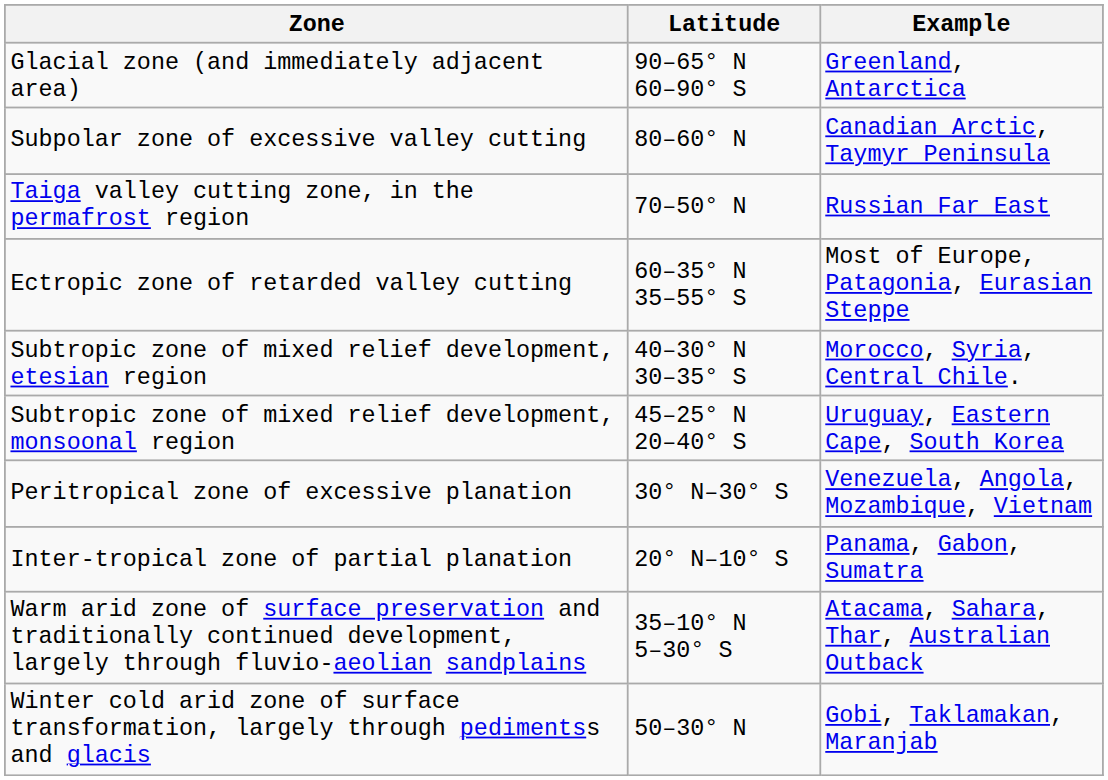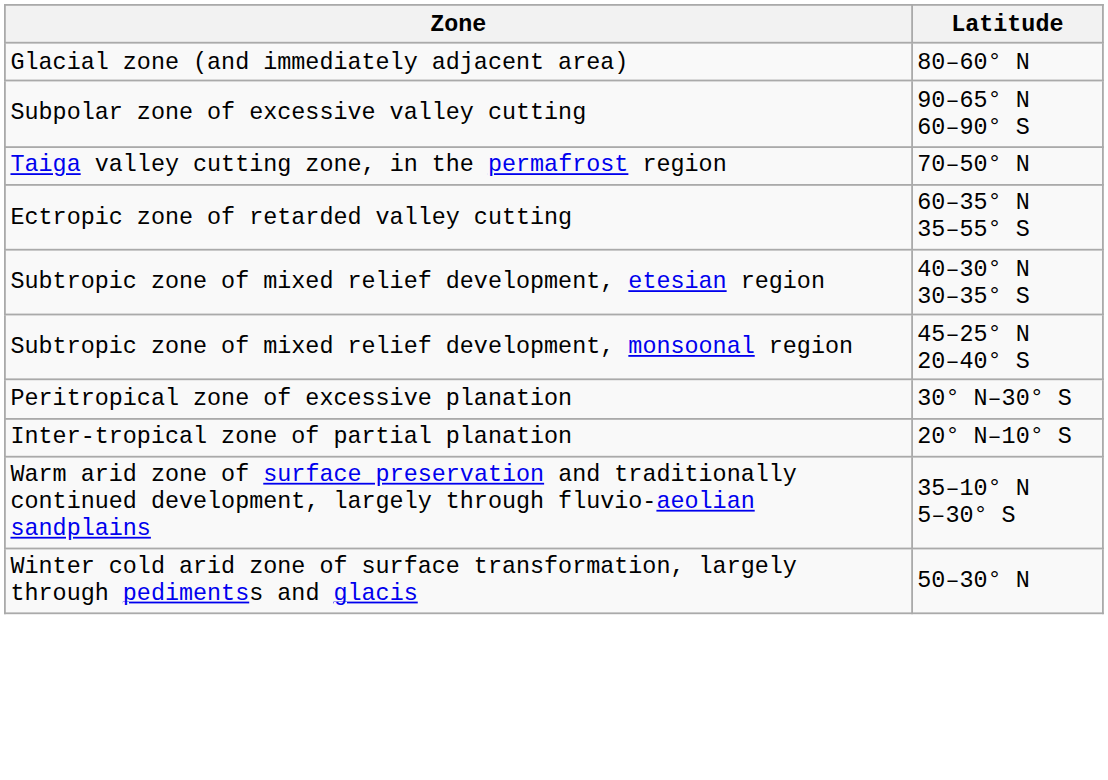- column: (961, 24)
(690, 76) 90–65° N 60–90° S -> (974, 62) 80–60° N
(690, 141) 80–60° N -> (974, 114) 90–65° N 60–90° S
